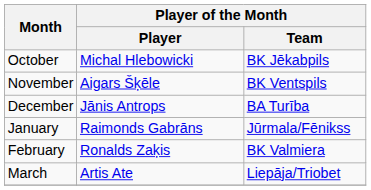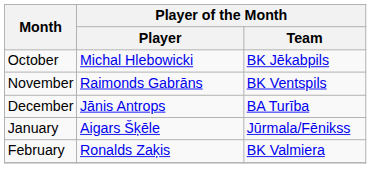(120, 83) Aigars Šķēle -> (141, 83) Raimonds Gabrāns
(141, 128) Raimonds Gabrāns -> (120, 128) Aigars Šķēle
- row: (28, 173)
